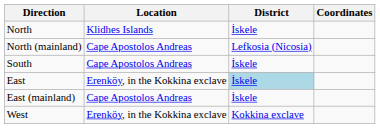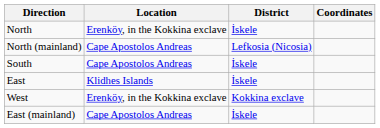(120, 30) Klidhes Islands -> (157, 30) Erenköy, in the Kokkina exclave
(157, 81) Erenköy, in the Kokkina exclave -> (120, 81) Klidhes Islands
(244, 81) lightblue background -> (244, 81) no background
rows swapped: (41, 98) <-> (17, 115)
